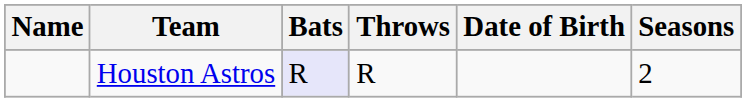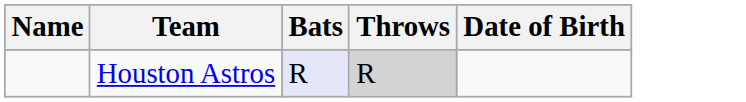- column: (686, 27)
(366, 73) no background -> (366, 73) lightgrey background
